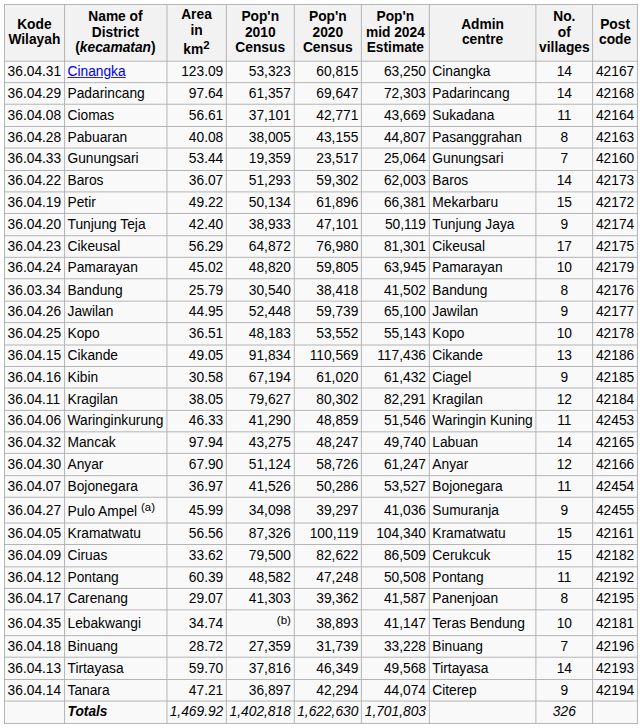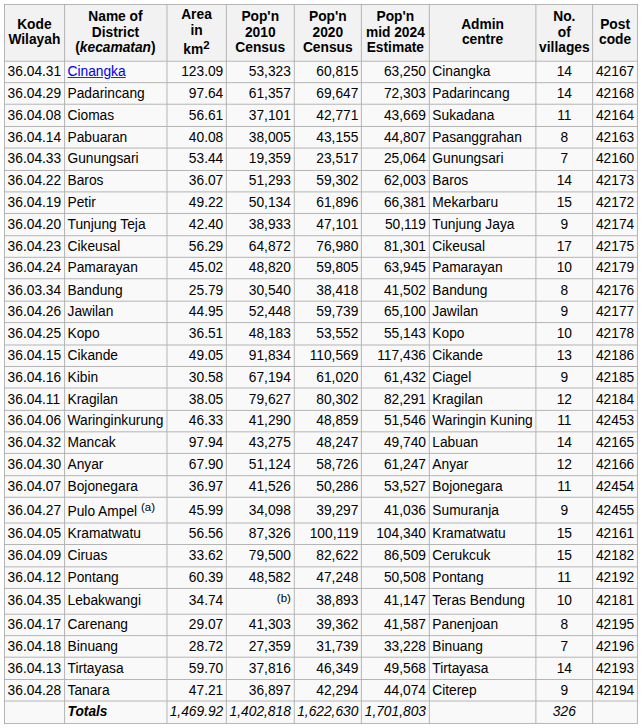(34, 137) 36.04.28 -> (34, 137) 36.04.14
rows swapped: (104, 623) <-> (98, 599)
(34, 690) 36.04.14 -> (34, 690) 36.04.28
